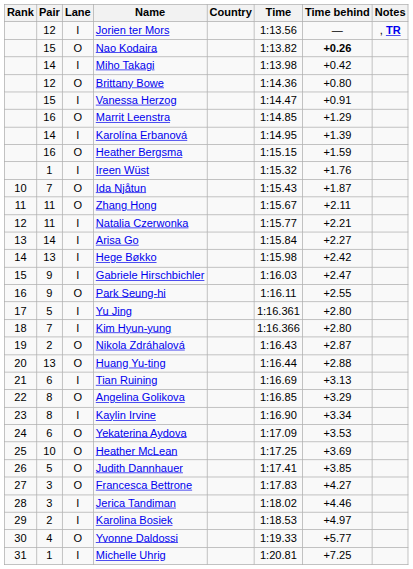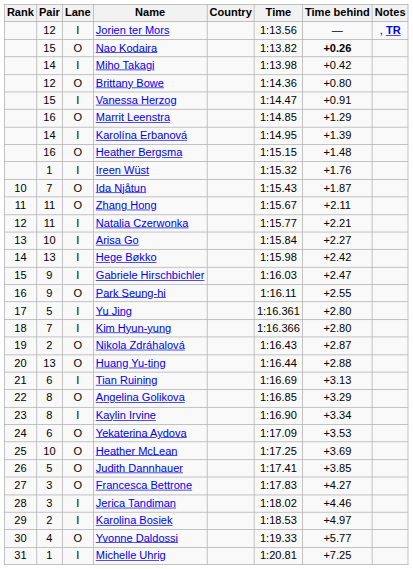(337, 153) +1.59 -> (337, 153) +1.48
(49, 240) 14 -> (49, 240) 10
